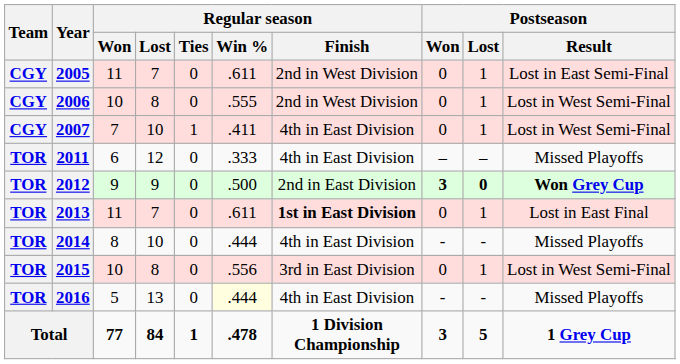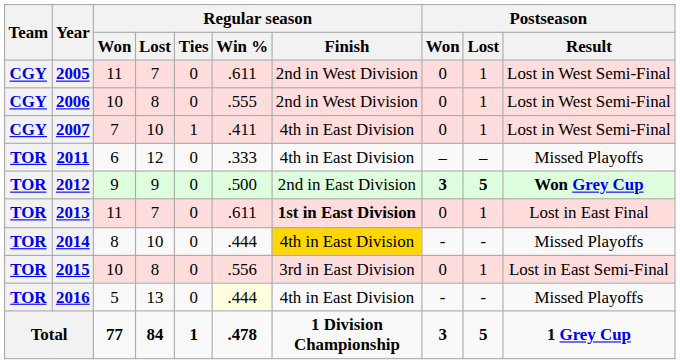(589, 74) Lost in East Semi-Final -> (589, 74) Lost in West Semi-Final
(483, 185) 0 -> (483, 185) 5
(347, 241) no background -> (347, 241) gold background
(589, 268) Lost in West Semi-Final -> (589, 268) Lost in East Semi-Final
